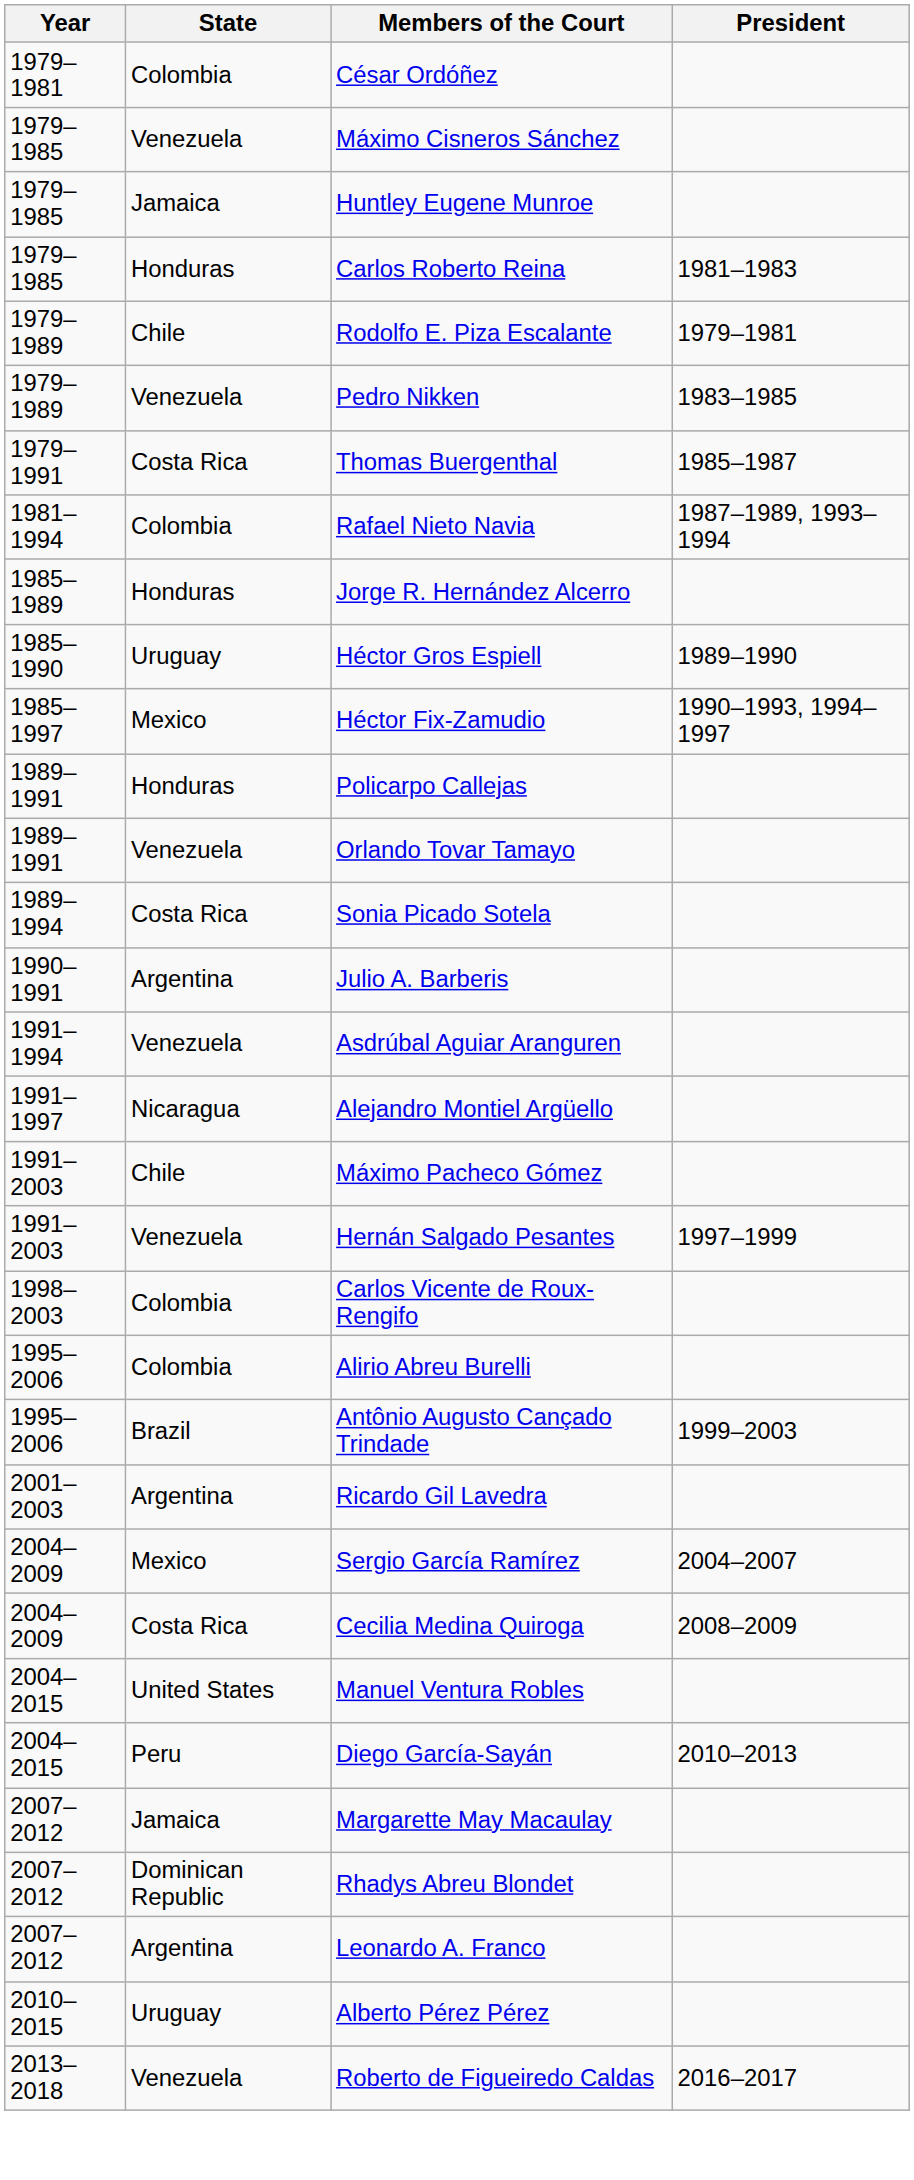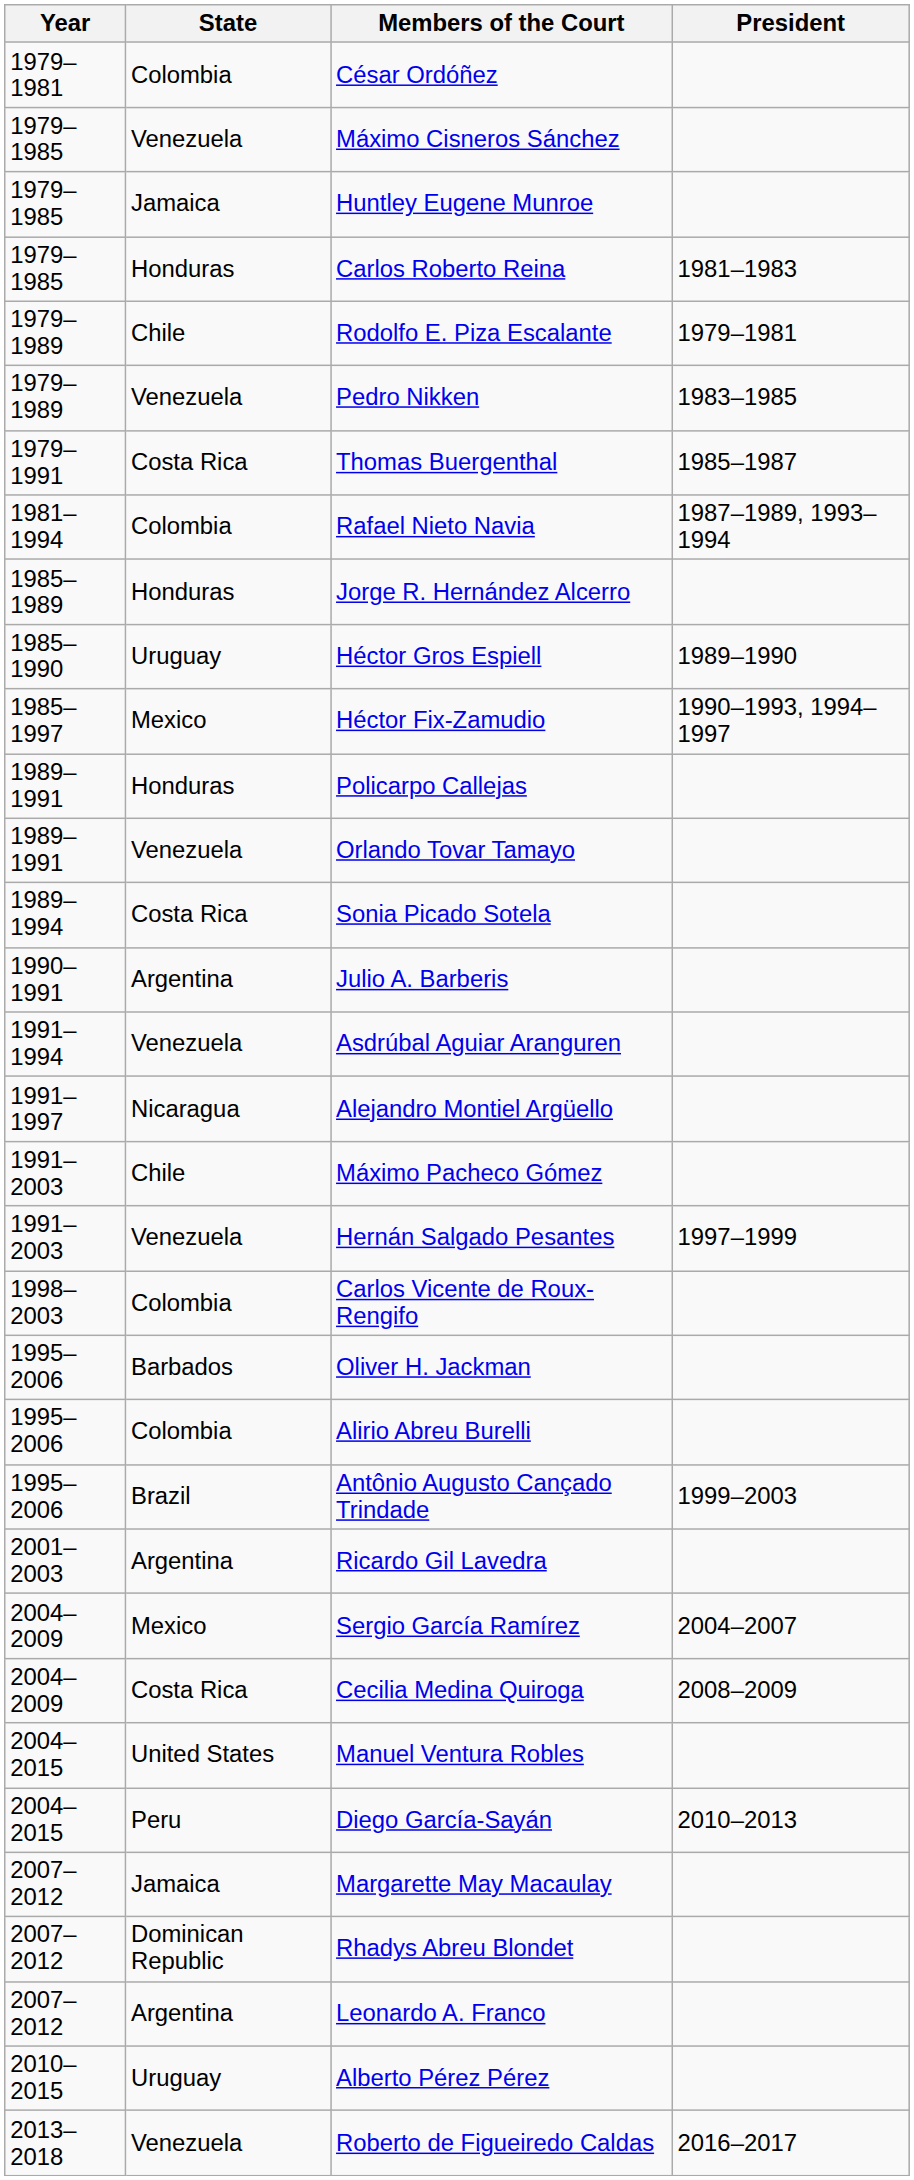+ row: (433, 1367)
